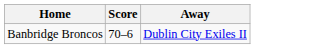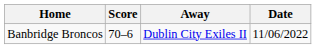+ column: (280, 14)
